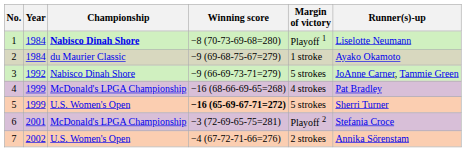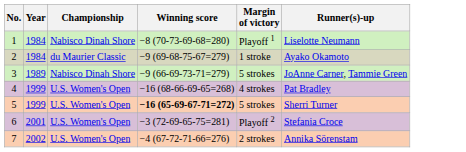(95, 40) bold -> (93, 40) normal
(36, 73) 1992 -> (36, 73) 1989
(118, 89) McDonald's LPGA Championship -> (90, 89) U.S. Women's Open
(118, 121) McDonald's LPGA Championship -> (90, 121) U.S. Women's Open
